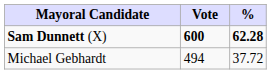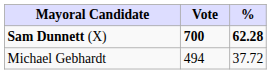(194, 36) 600 -> (194, 36) 700
